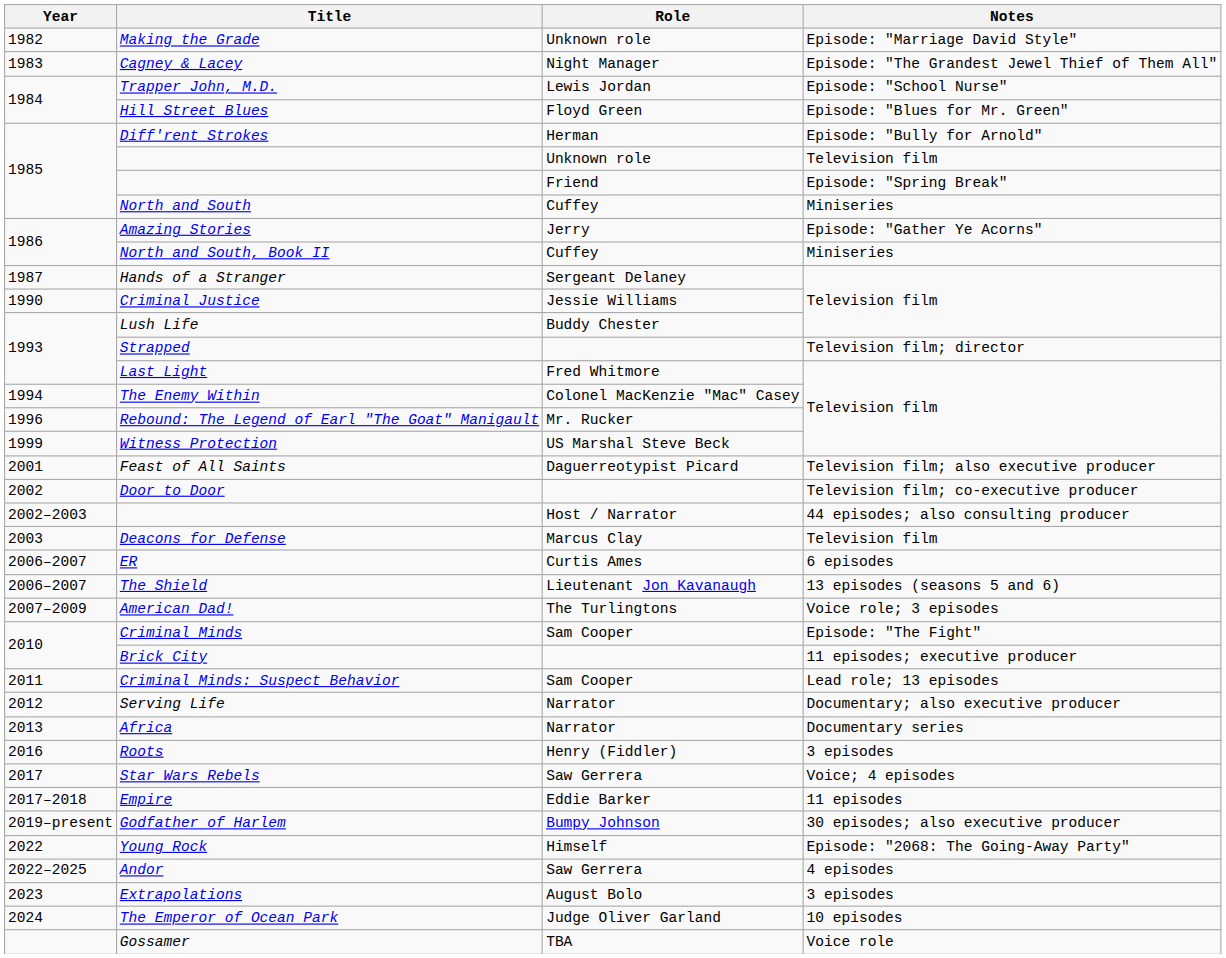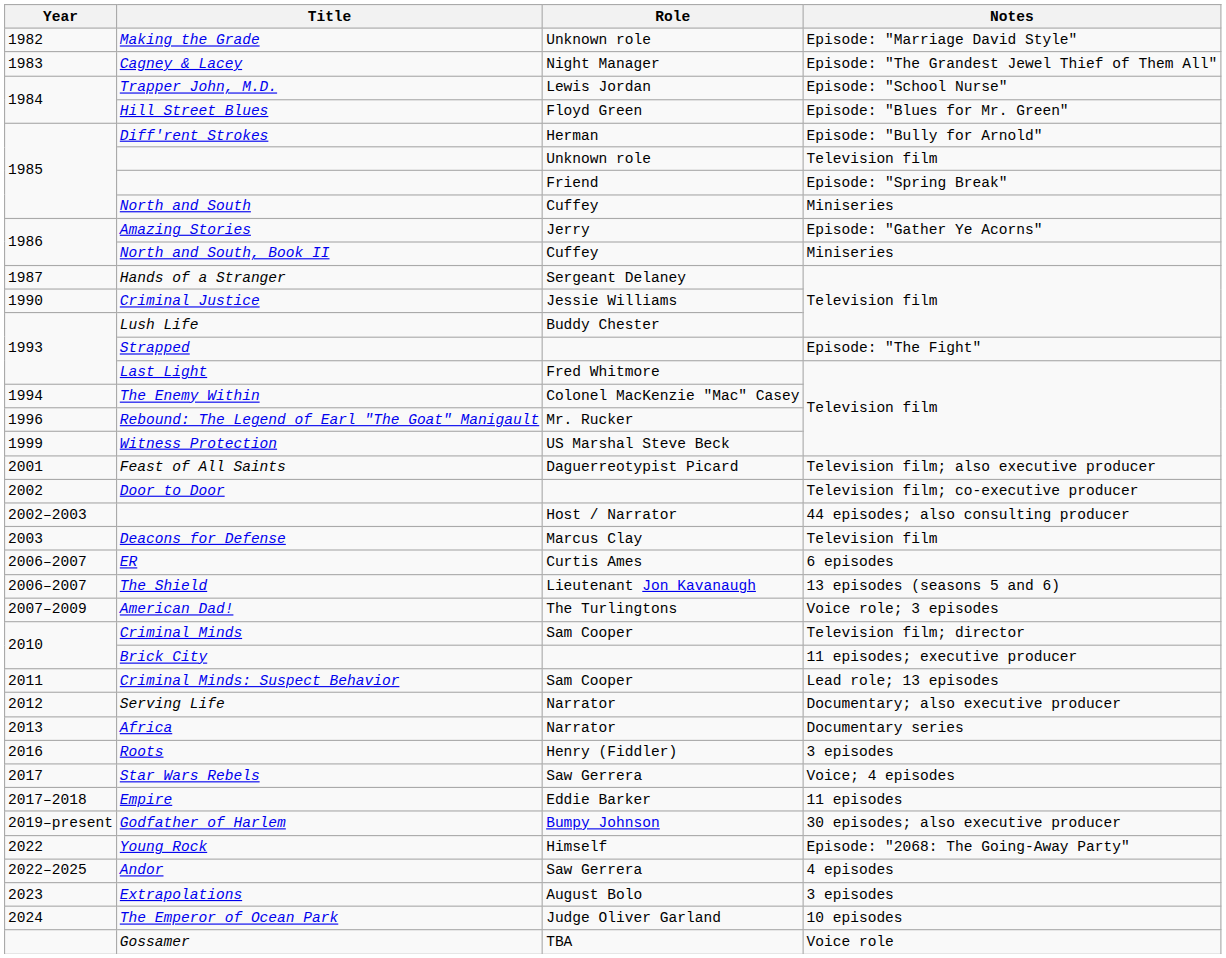(916, 349) Television film; director -> (894, 349) Episode: "The Fight"
(894, 633) Episode: "The Fight" -> (916, 633) Television film; director
